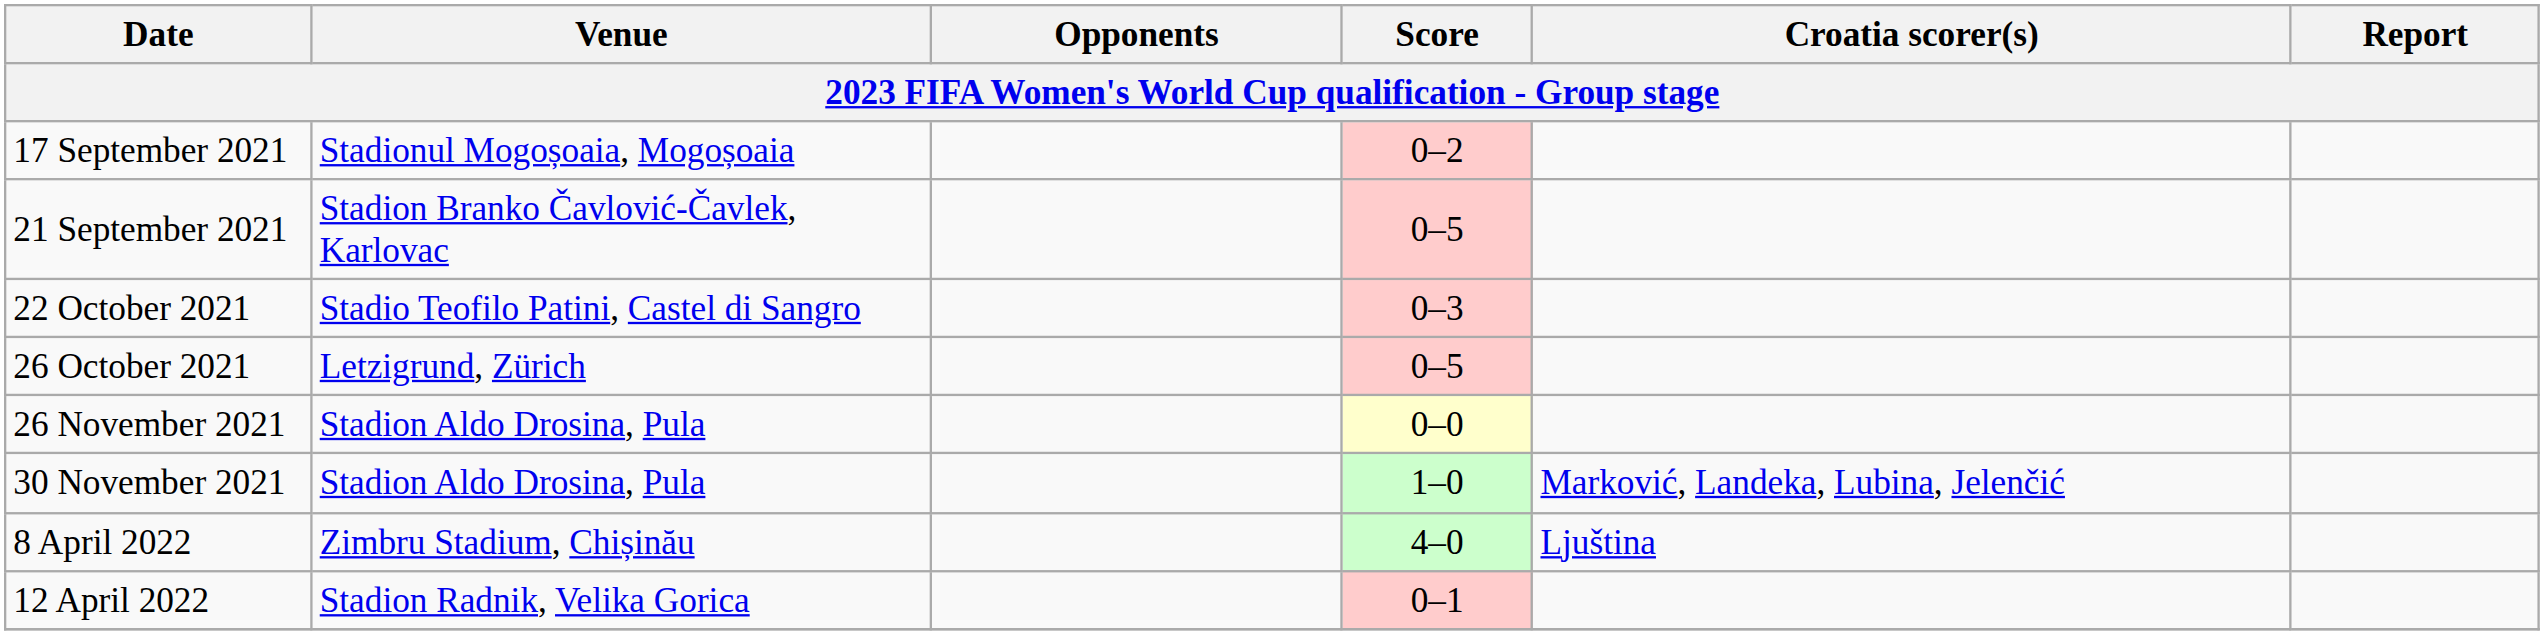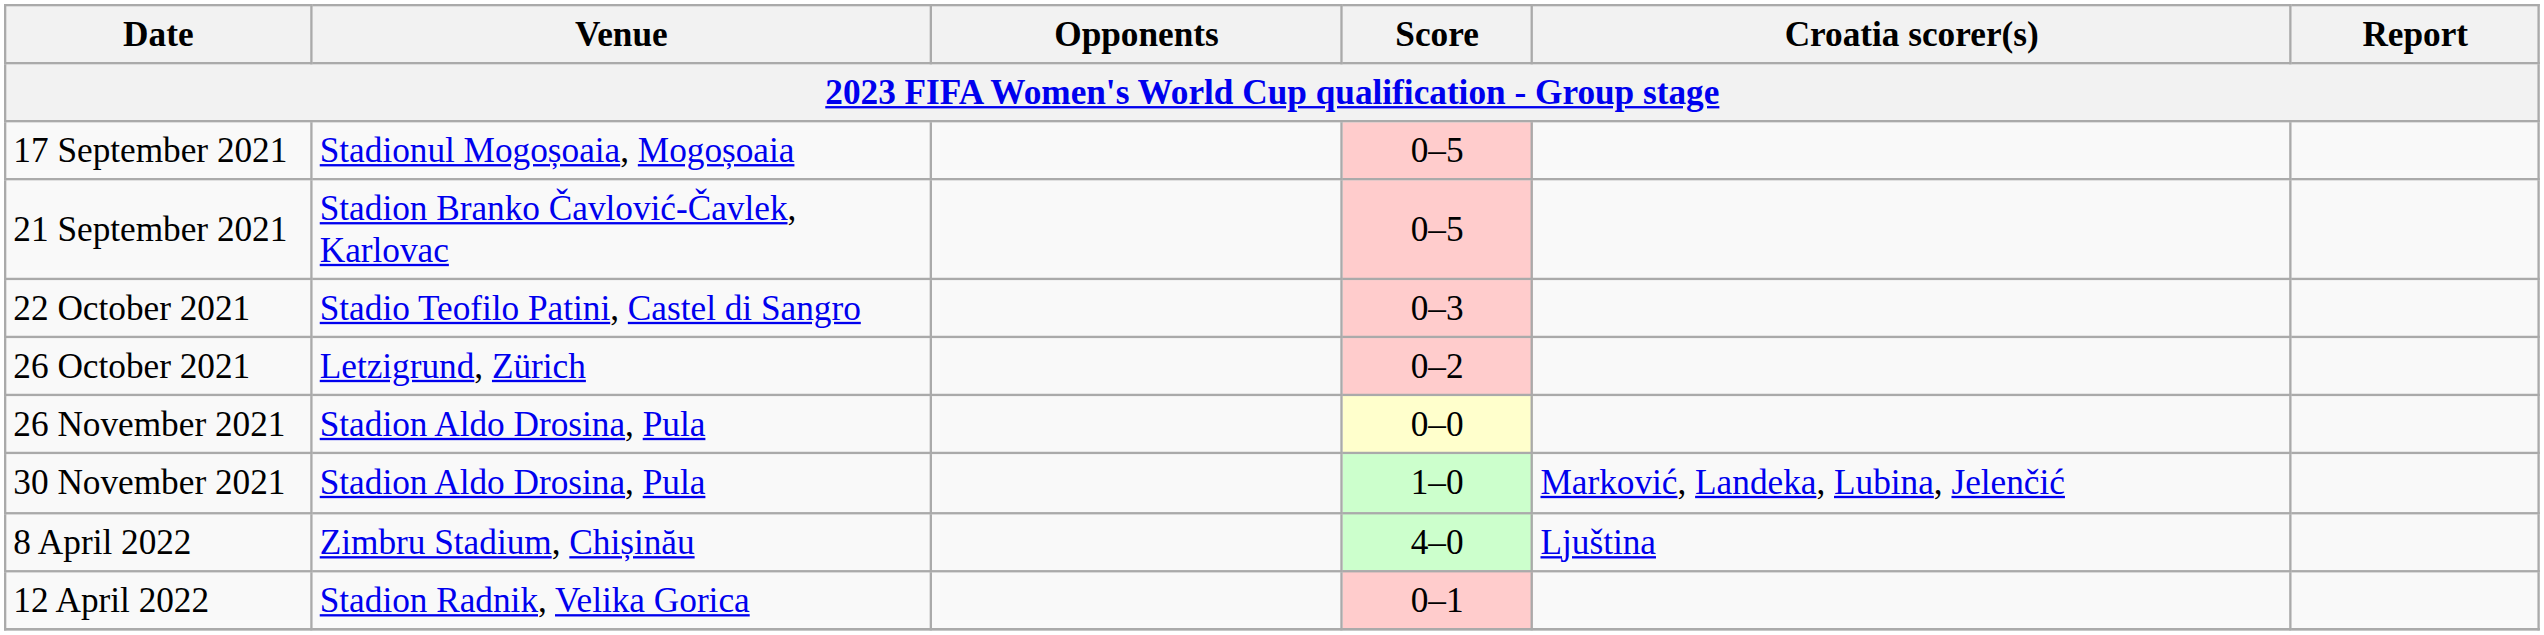(1437, 150) 0–2 -> (1437, 150) 0–5
(1437, 366) 0–5 -> (1437, 366) 0–2
